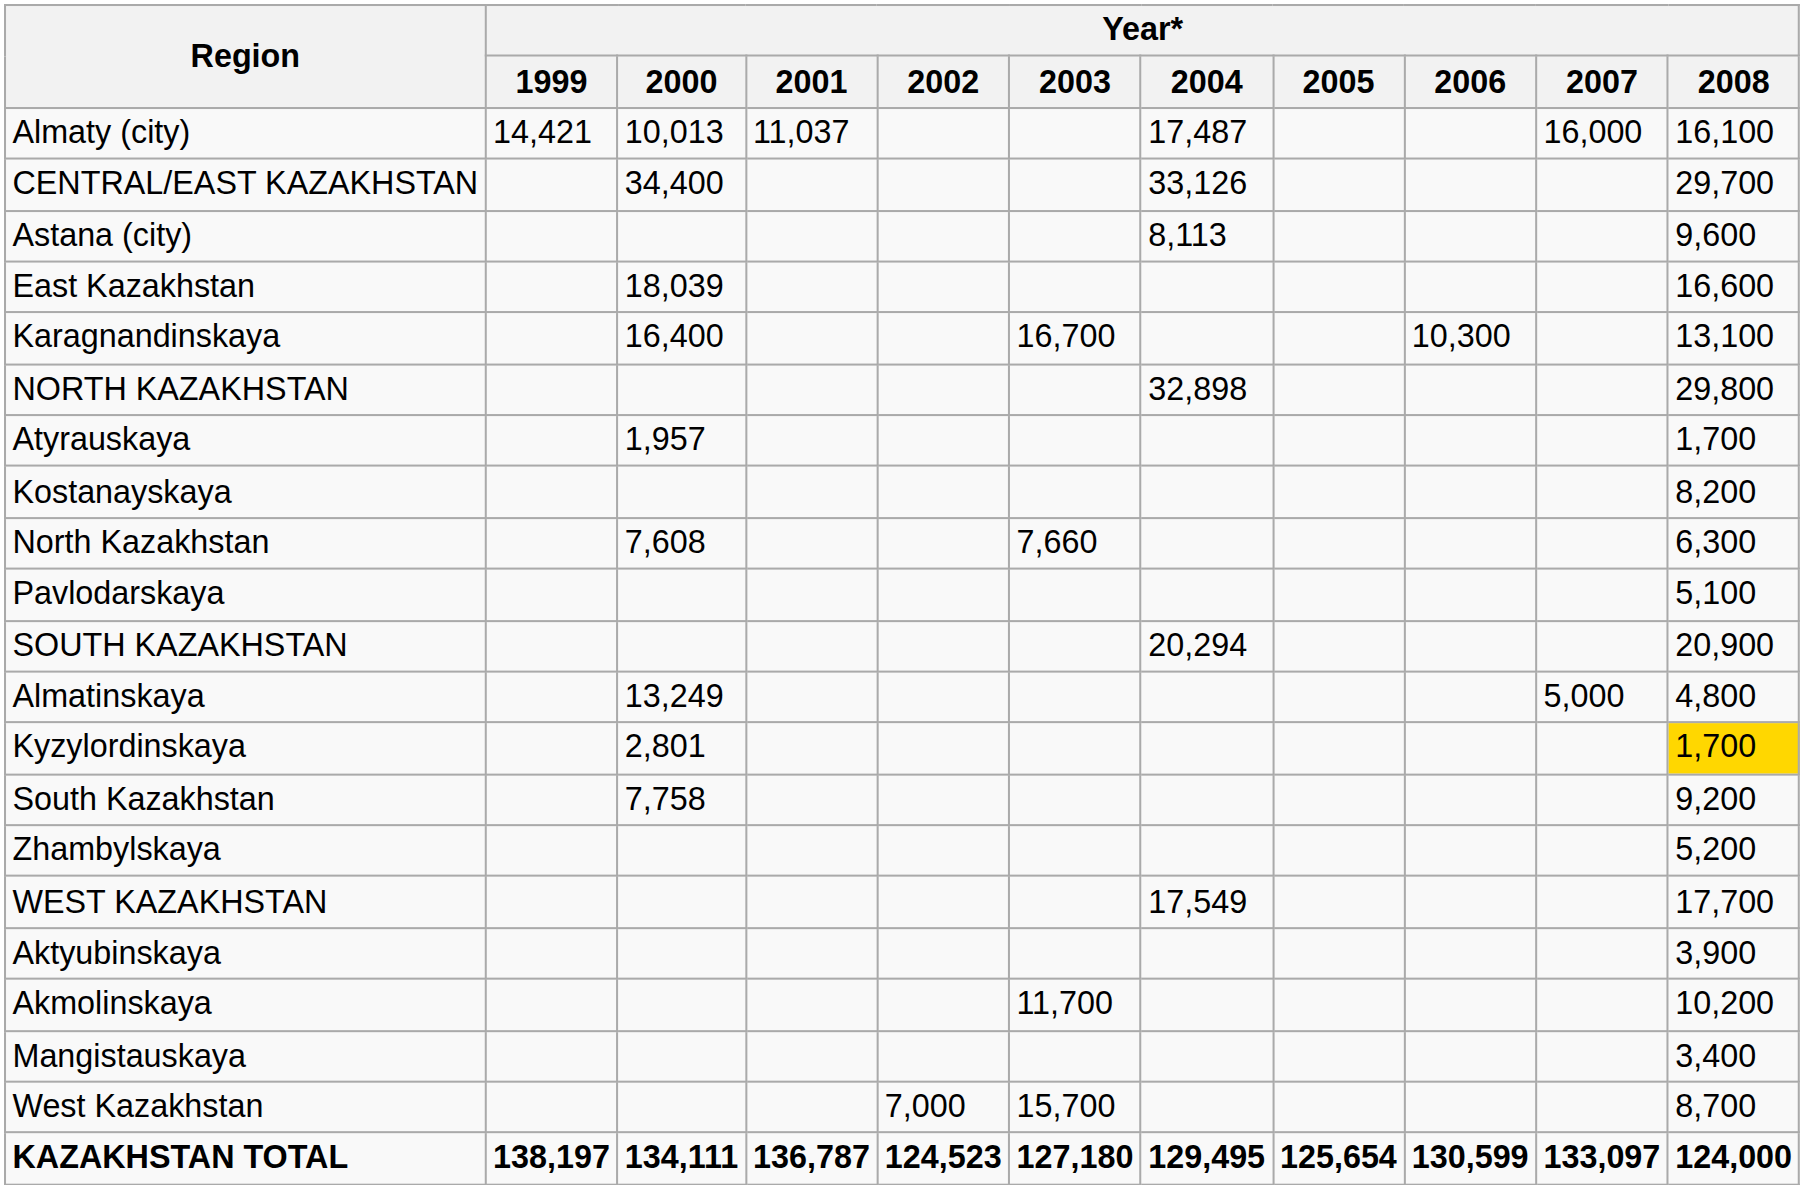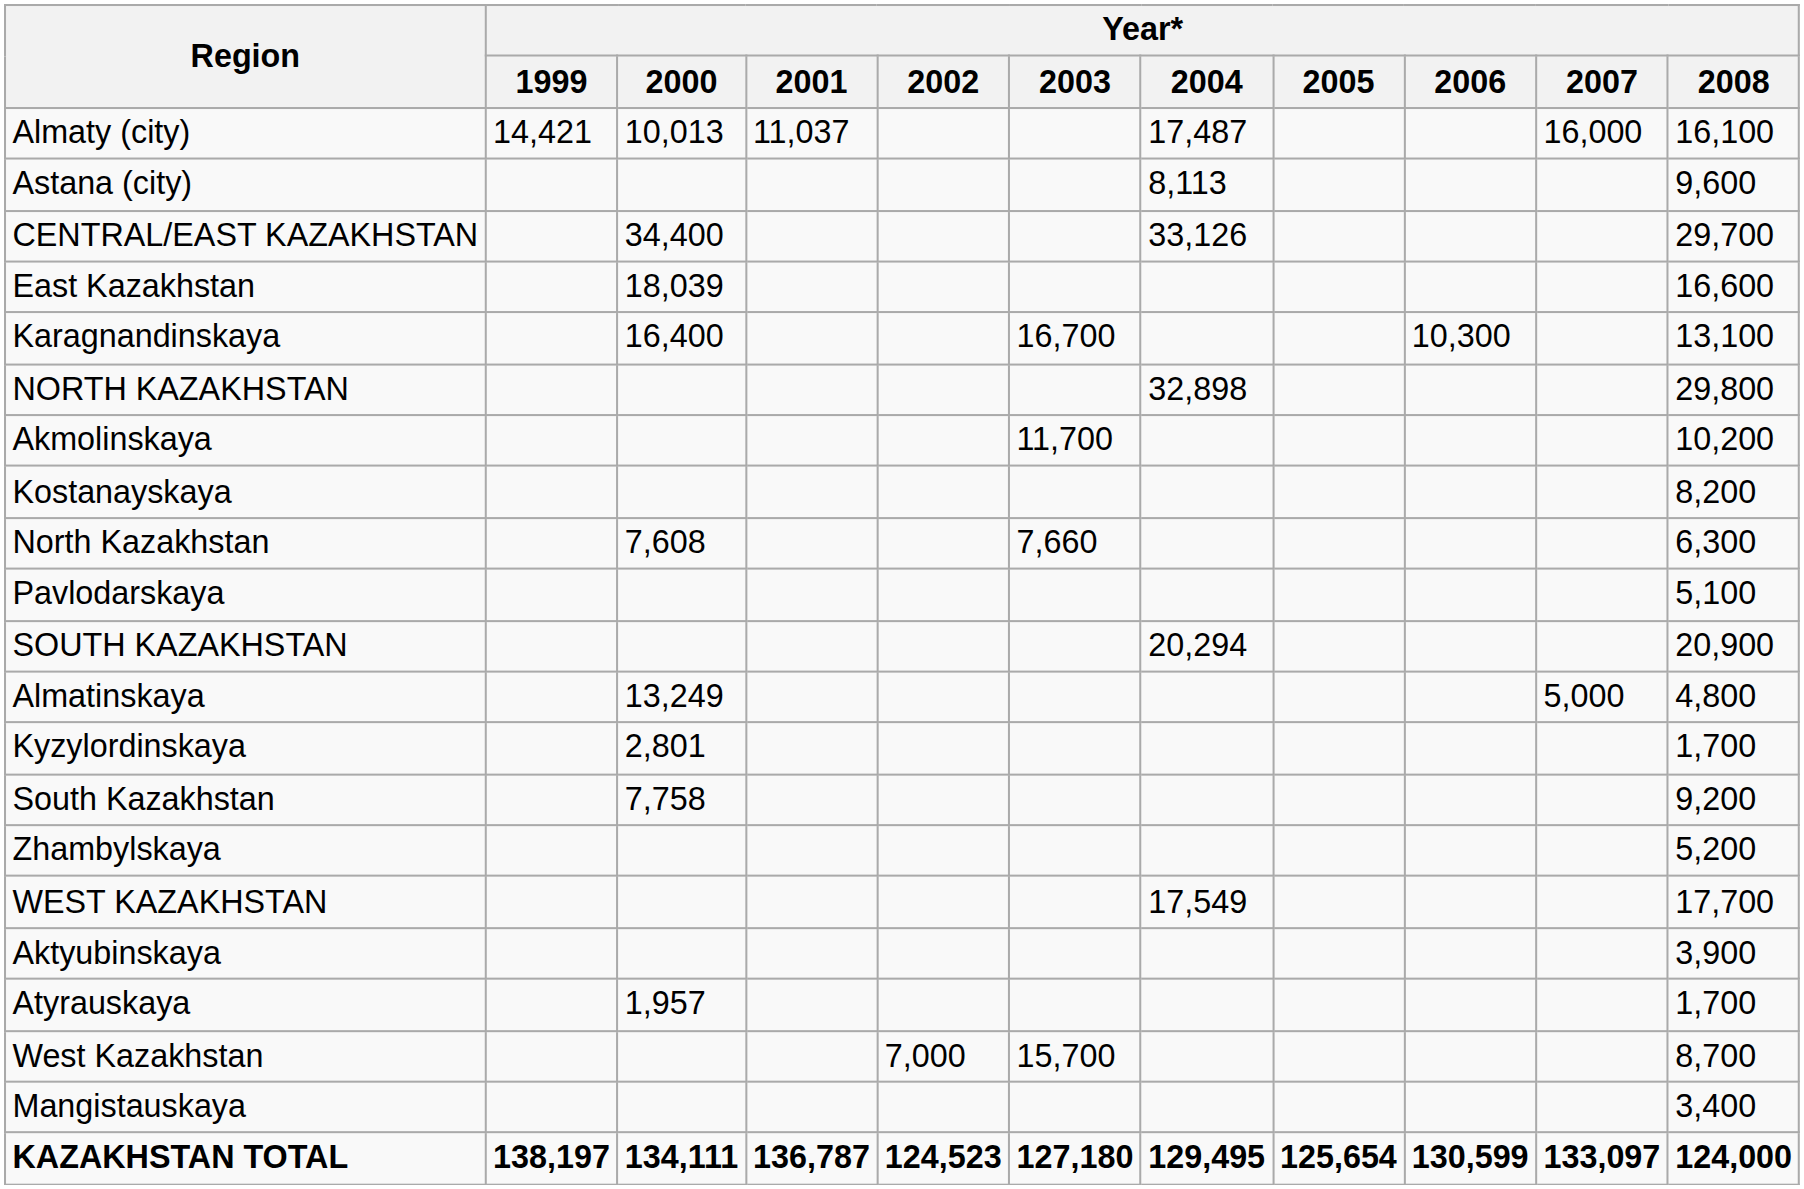rows swapped: (102, 235) <-> (245, 183)
rows swapped: (112, 1004) <-> (101, 440)
(1716, 747) gold background -> (1716, 747) no background
rows swapped: (129, 1055) <-> (138, 1106)
